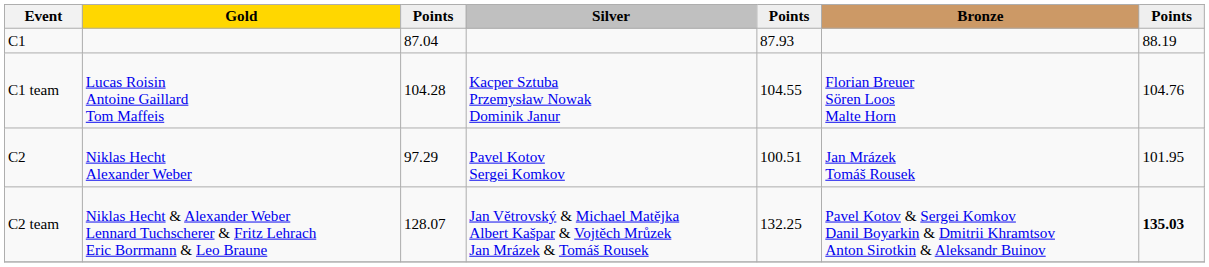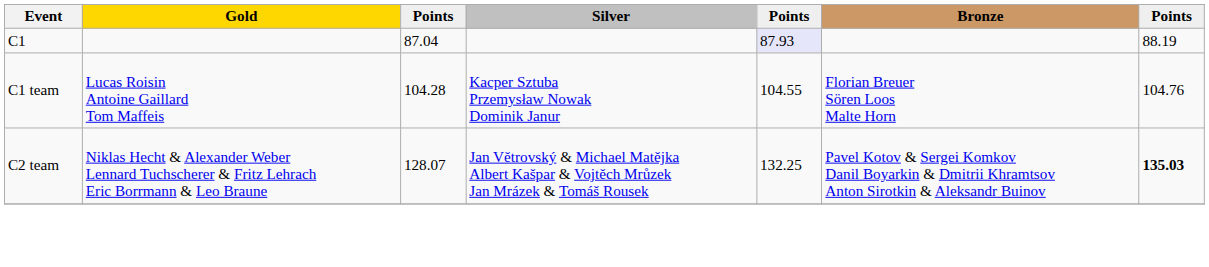(777, 40) no background -> (777, 40) lavender background
- row: (17, 157)
